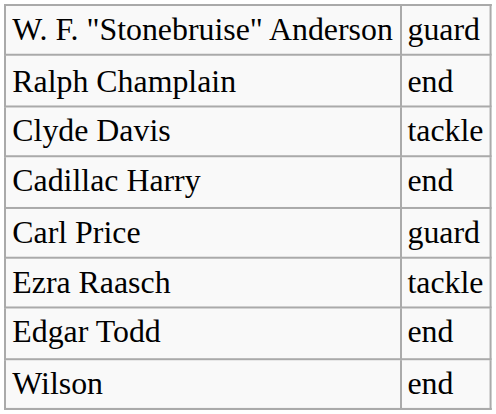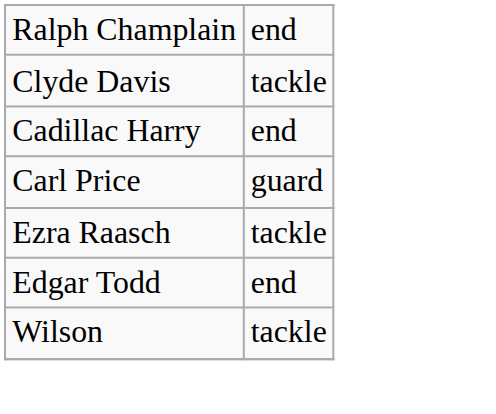- row: (203, 29)
(430, 383) end -> (289, 332) tackle
